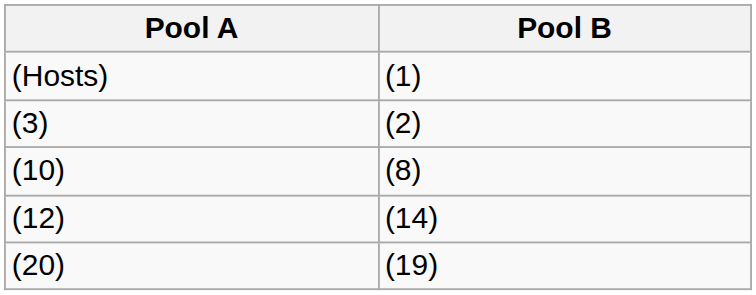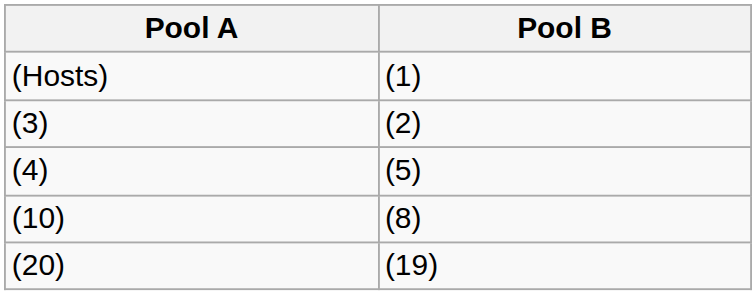+ row: (30, 170)
- row: (38, 218)
